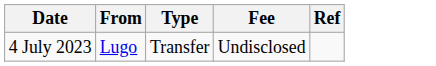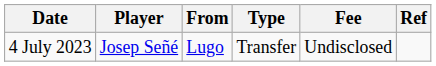+ column: (139, 18)
